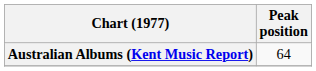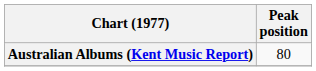(284, 54) 64 -> (284, 54) 80
